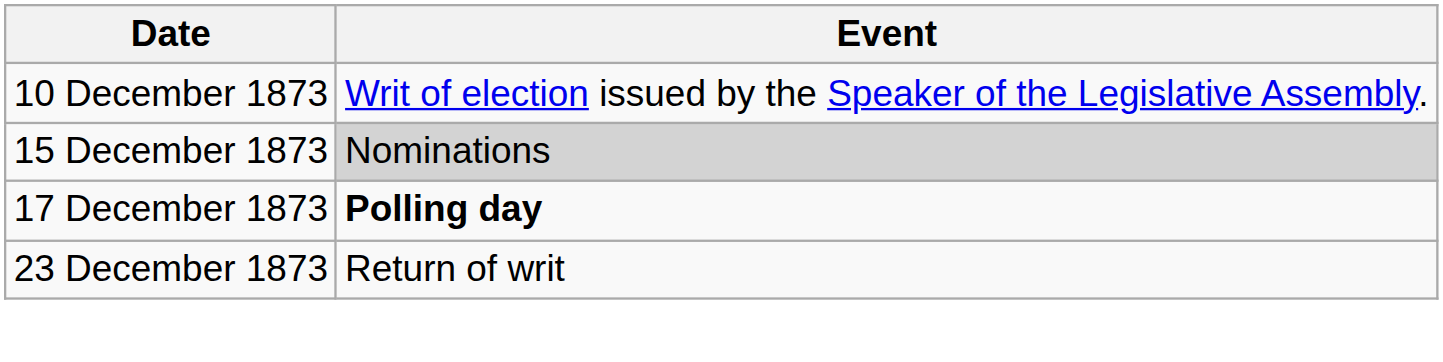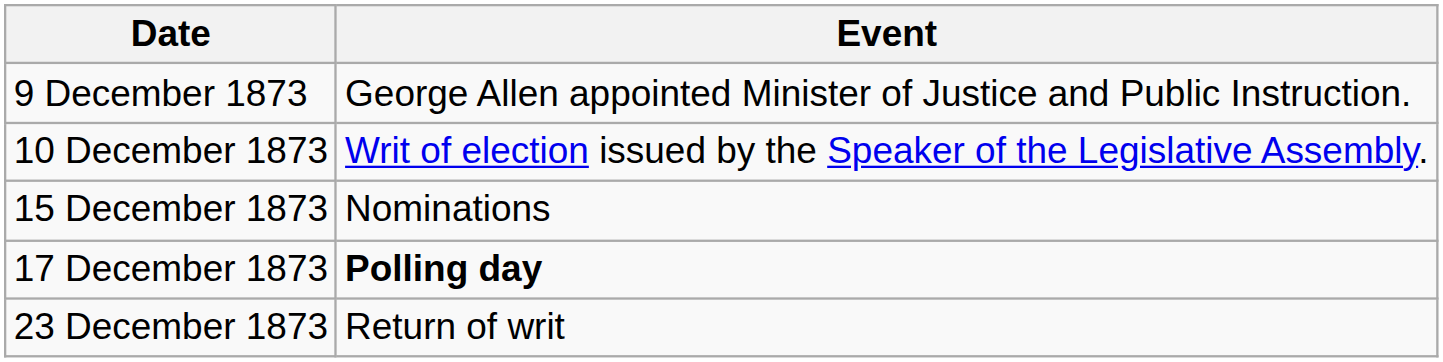+ row: (161, 92)
(448, 151) lightgrey background -> (448, 209) no background
